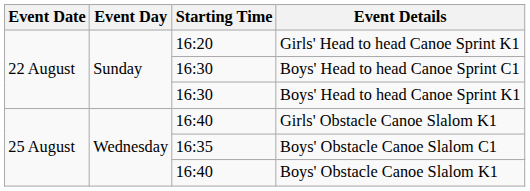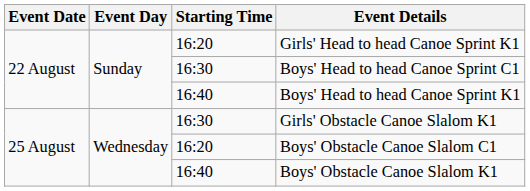(194, 95) 16:30 -> (194, 95) 16:40
(194, 120) 16:40 -> (194, 120) 16:30
(194, 146) 16:35 -> (194, 146) 16:20
